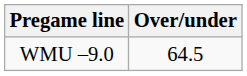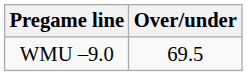(185, 53) 64.5 -> (185, 53) 69.5
